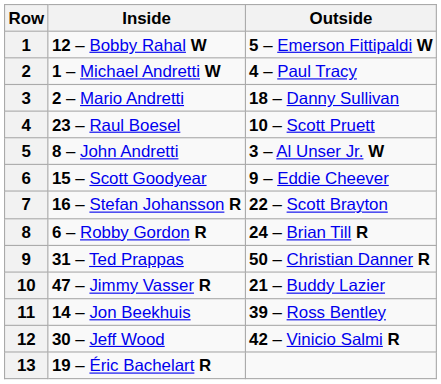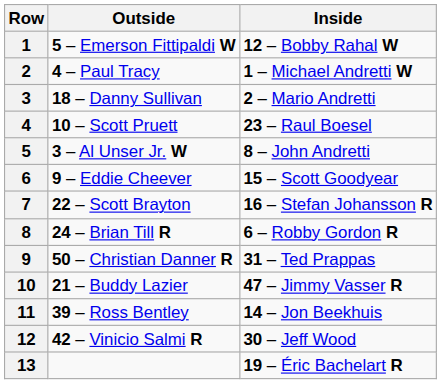columns swapped: (147, 18) <-> (341, 18)
